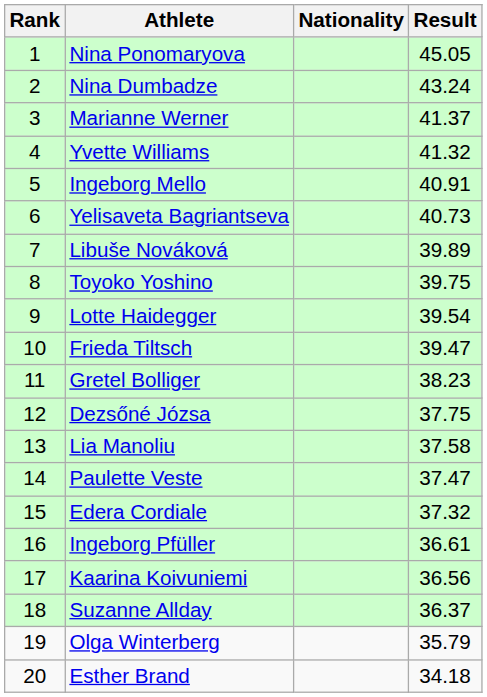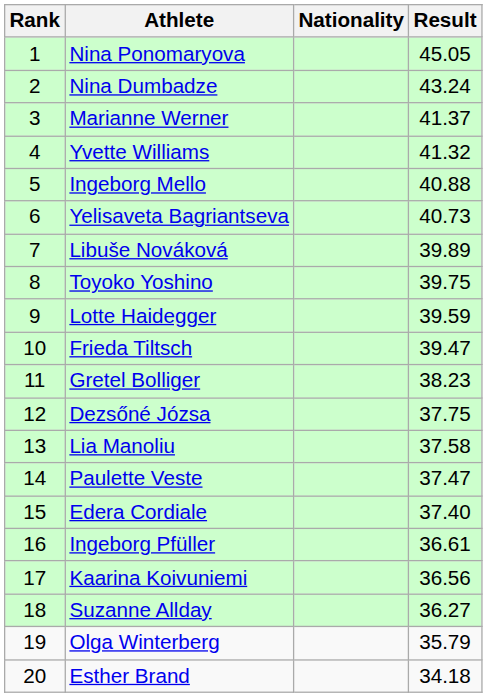(445, 184) 40.91 -> (445, 184) 40.88
(445, 315) 39.54 -> (445, 315) 39.59
(445, 511) 37.32 -> (445, 511) 37.40
(445, 610) 36.37 -> (445, 610) 36.27
